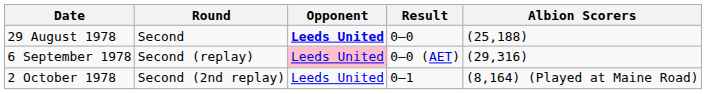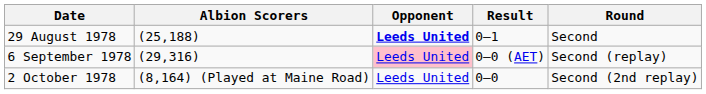columns swapped: (211, 15) <-> (582, 15)
(402, 36) 0–0 -> (487, 36) 0–1
(402, 78) 0–1 -> (487, 78) 0–0
